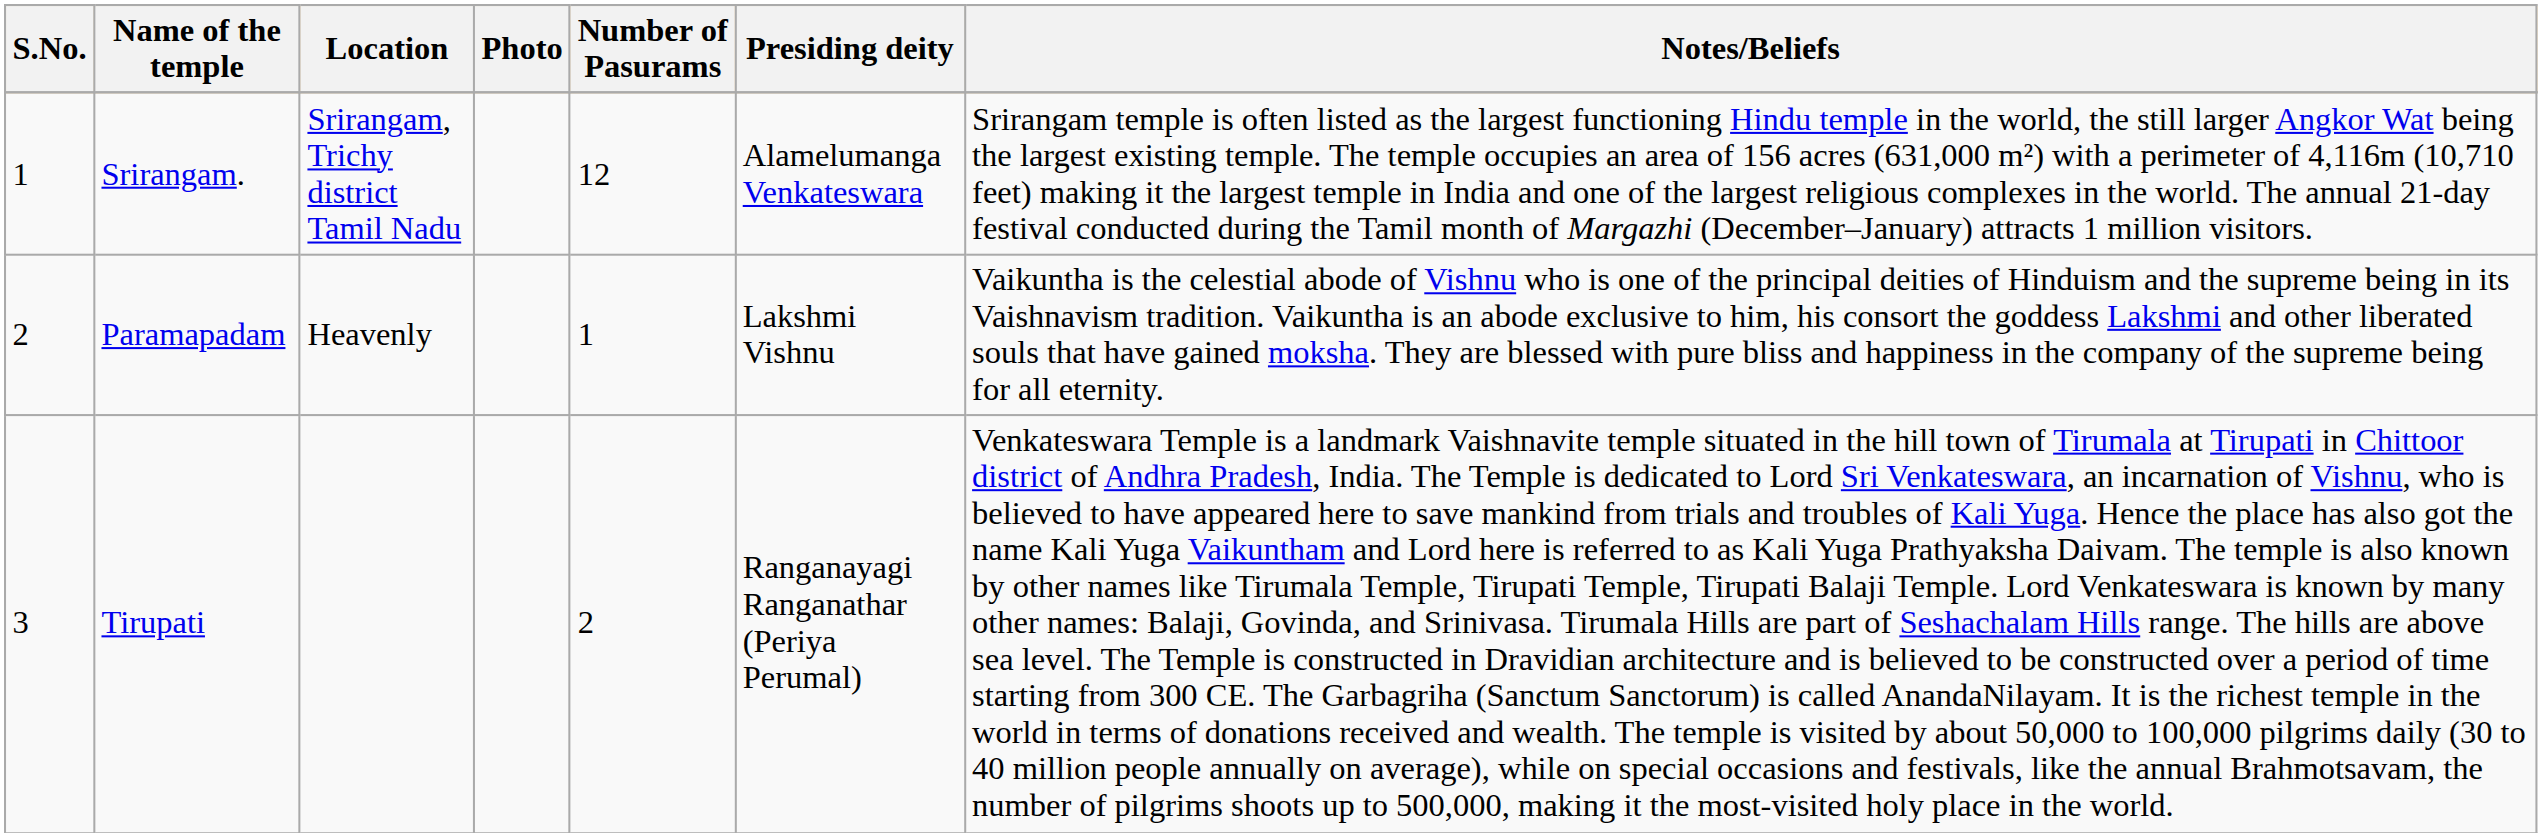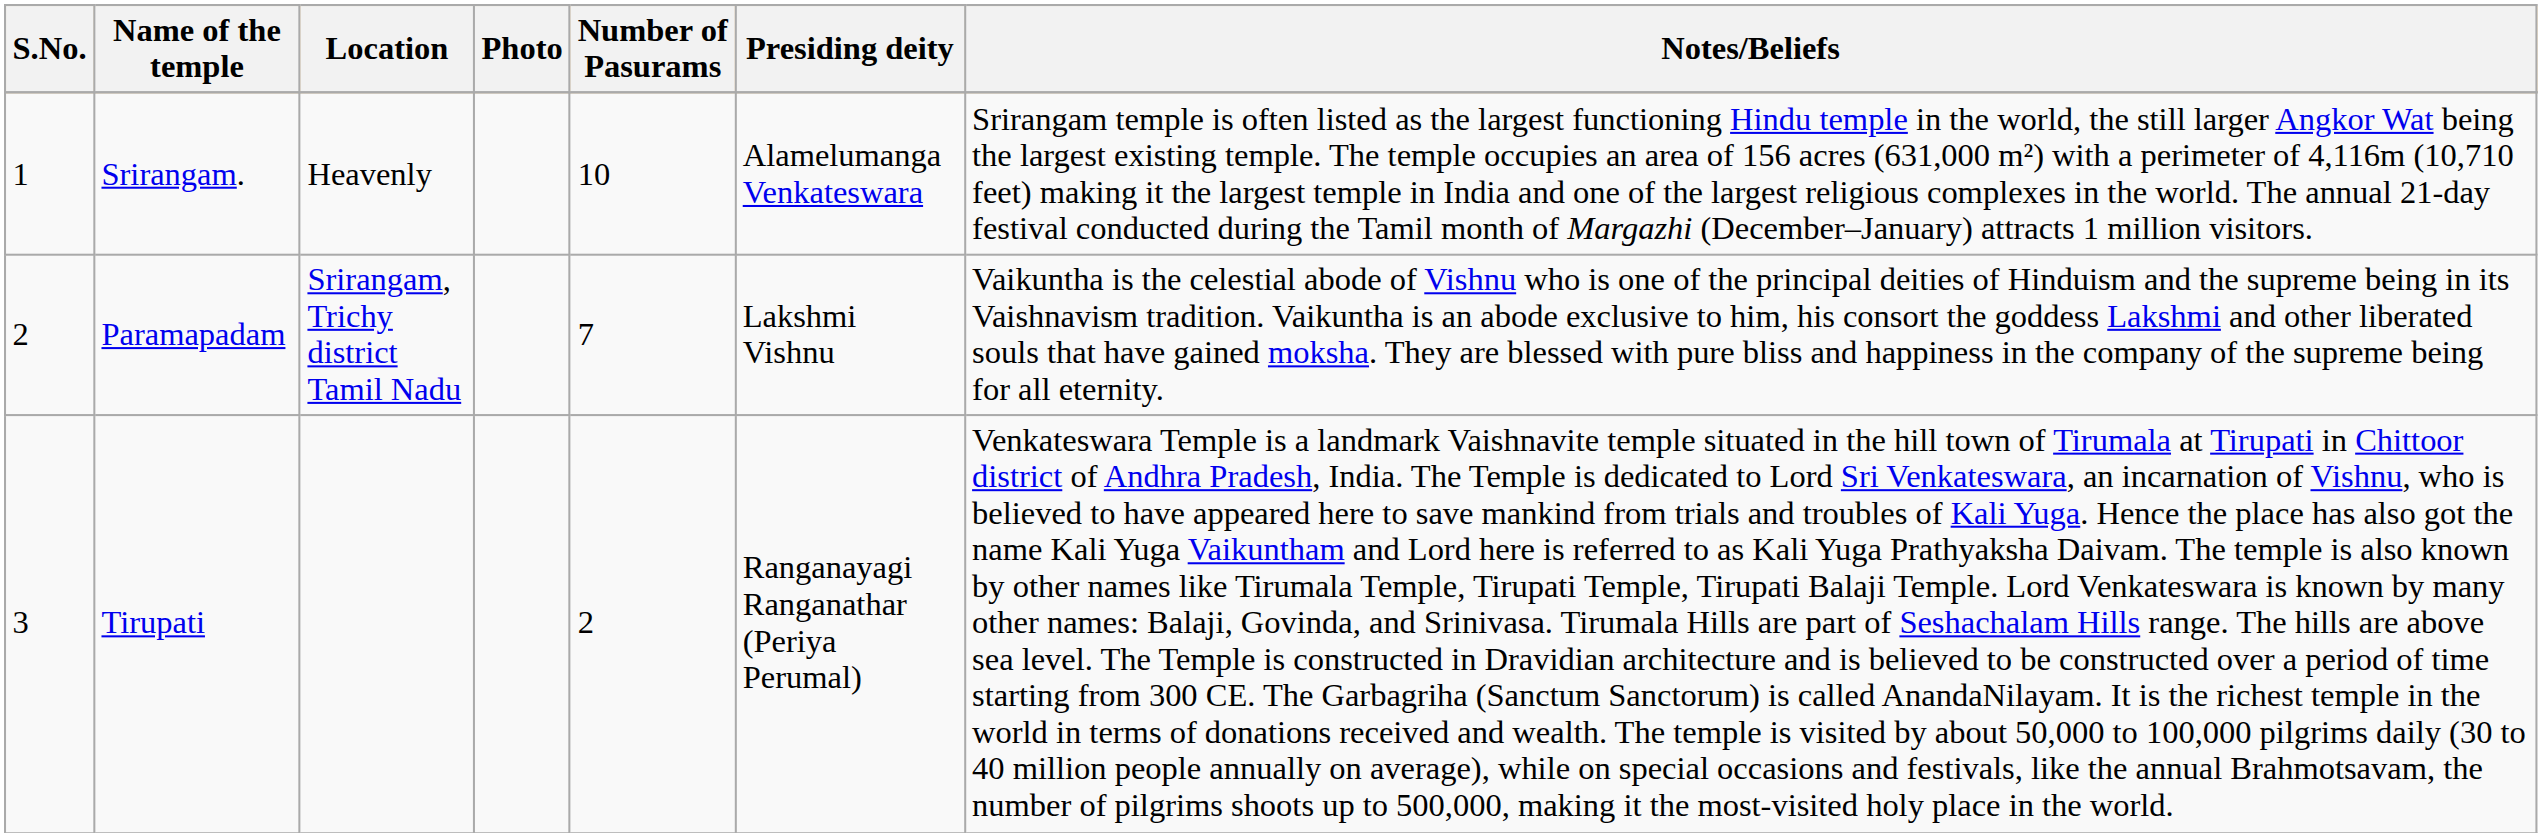(384, 173) Srirangam, Trichy district Tamil Nadu -> (370, 173) Heavenly
(594, 173) 12 -> (594, 173) 10
(370, 334) Heavenly -> (384, 334) Srirangam, Trichy district Tamil Nadu
(586, 334) 1 -> (586, 334) 7
